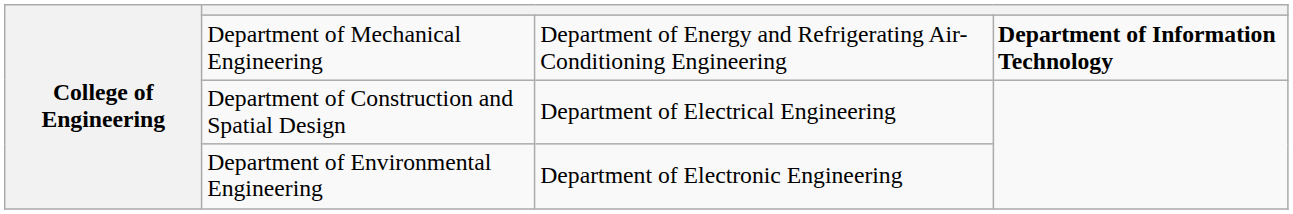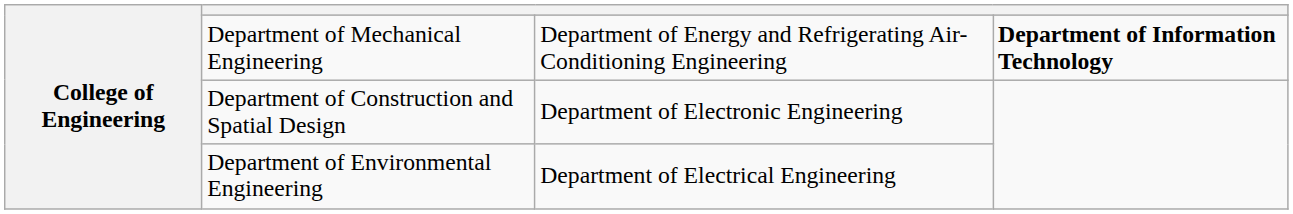(718, 111) Department of Electrical Engineering -> (721, 111) Department of Electronic Engineering
(721, 175) Department of Electronic Engineering -> (718, 175) Department of Electrical Engineering
